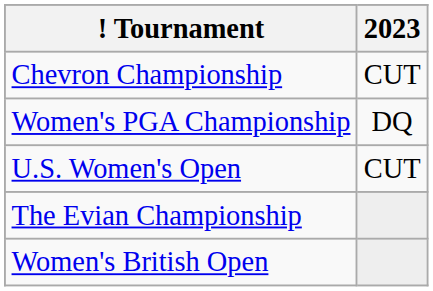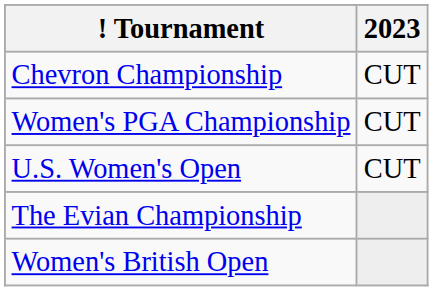(392, 121) DQ -> (392, 121) CUT
